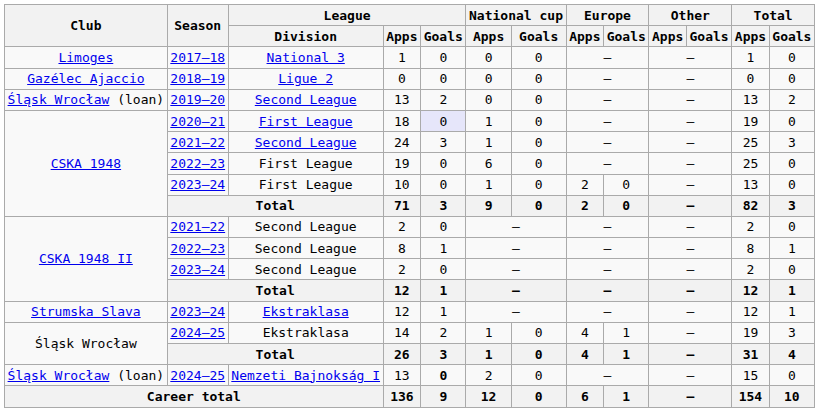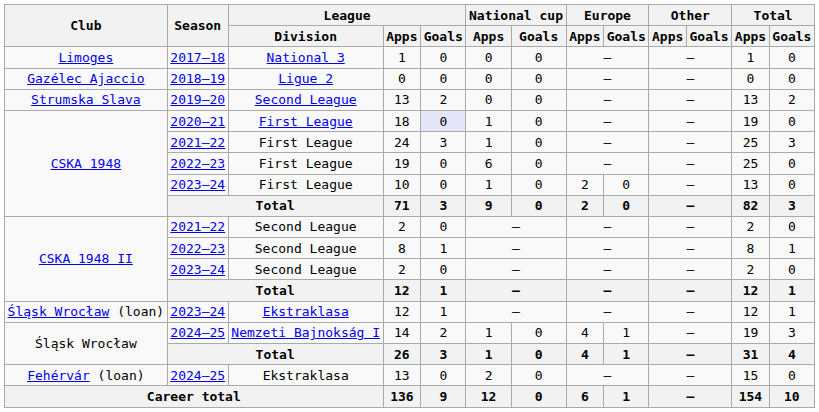(86, 100) Śląsk Wrocław (loan) -> (86, 100) Strumska Slava
(306, 142) Second League -> (306, 142) First League
(86, 312) Strumska Slava -> (86, 312) Śląsk Wrocław (loan)
(306, 333) Ekstraklasa -> (306, 333) Nemzeti Bajnokság I
(86, 375) Śląsk Wrocław (loan) -> (86, 375) Fehérvár (loan)
(306, 375) Nemzeti Bajnokság I -> (306, 375) Ekstraklasa
(443, 375) bold -> (443, 375) normal
